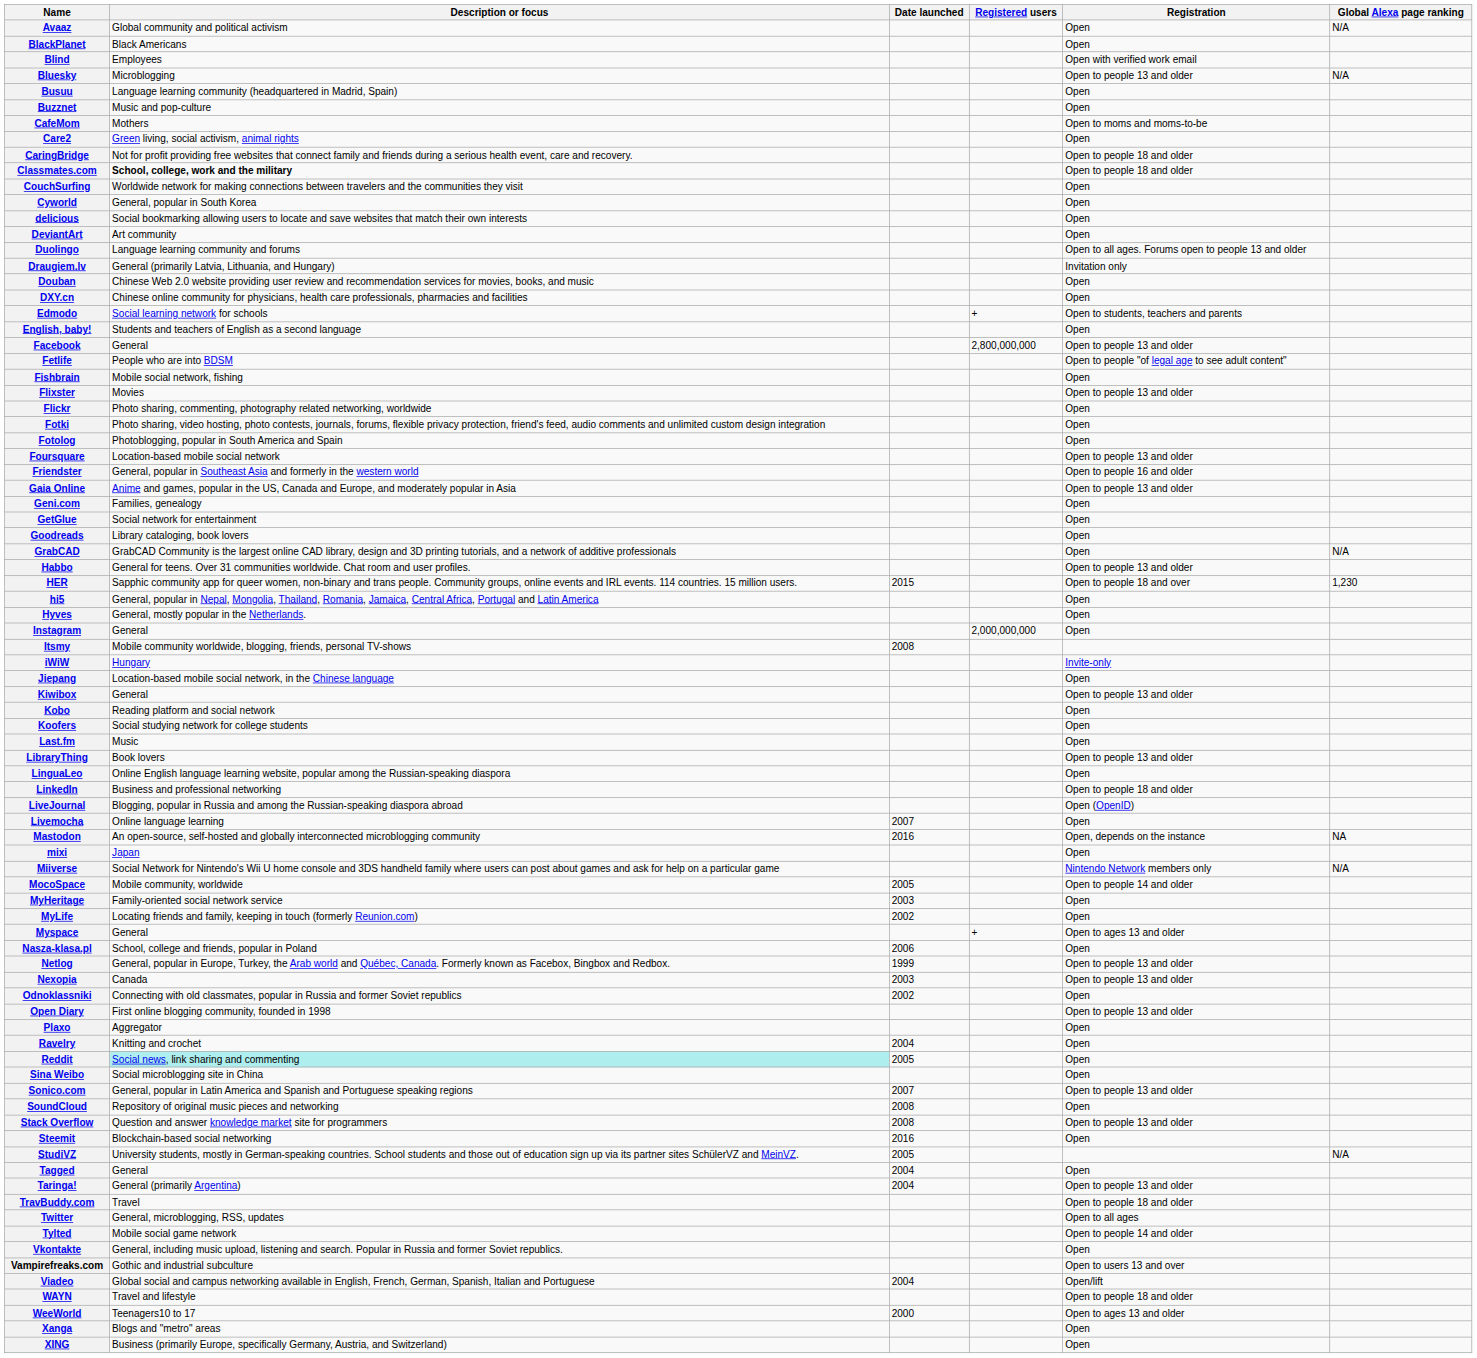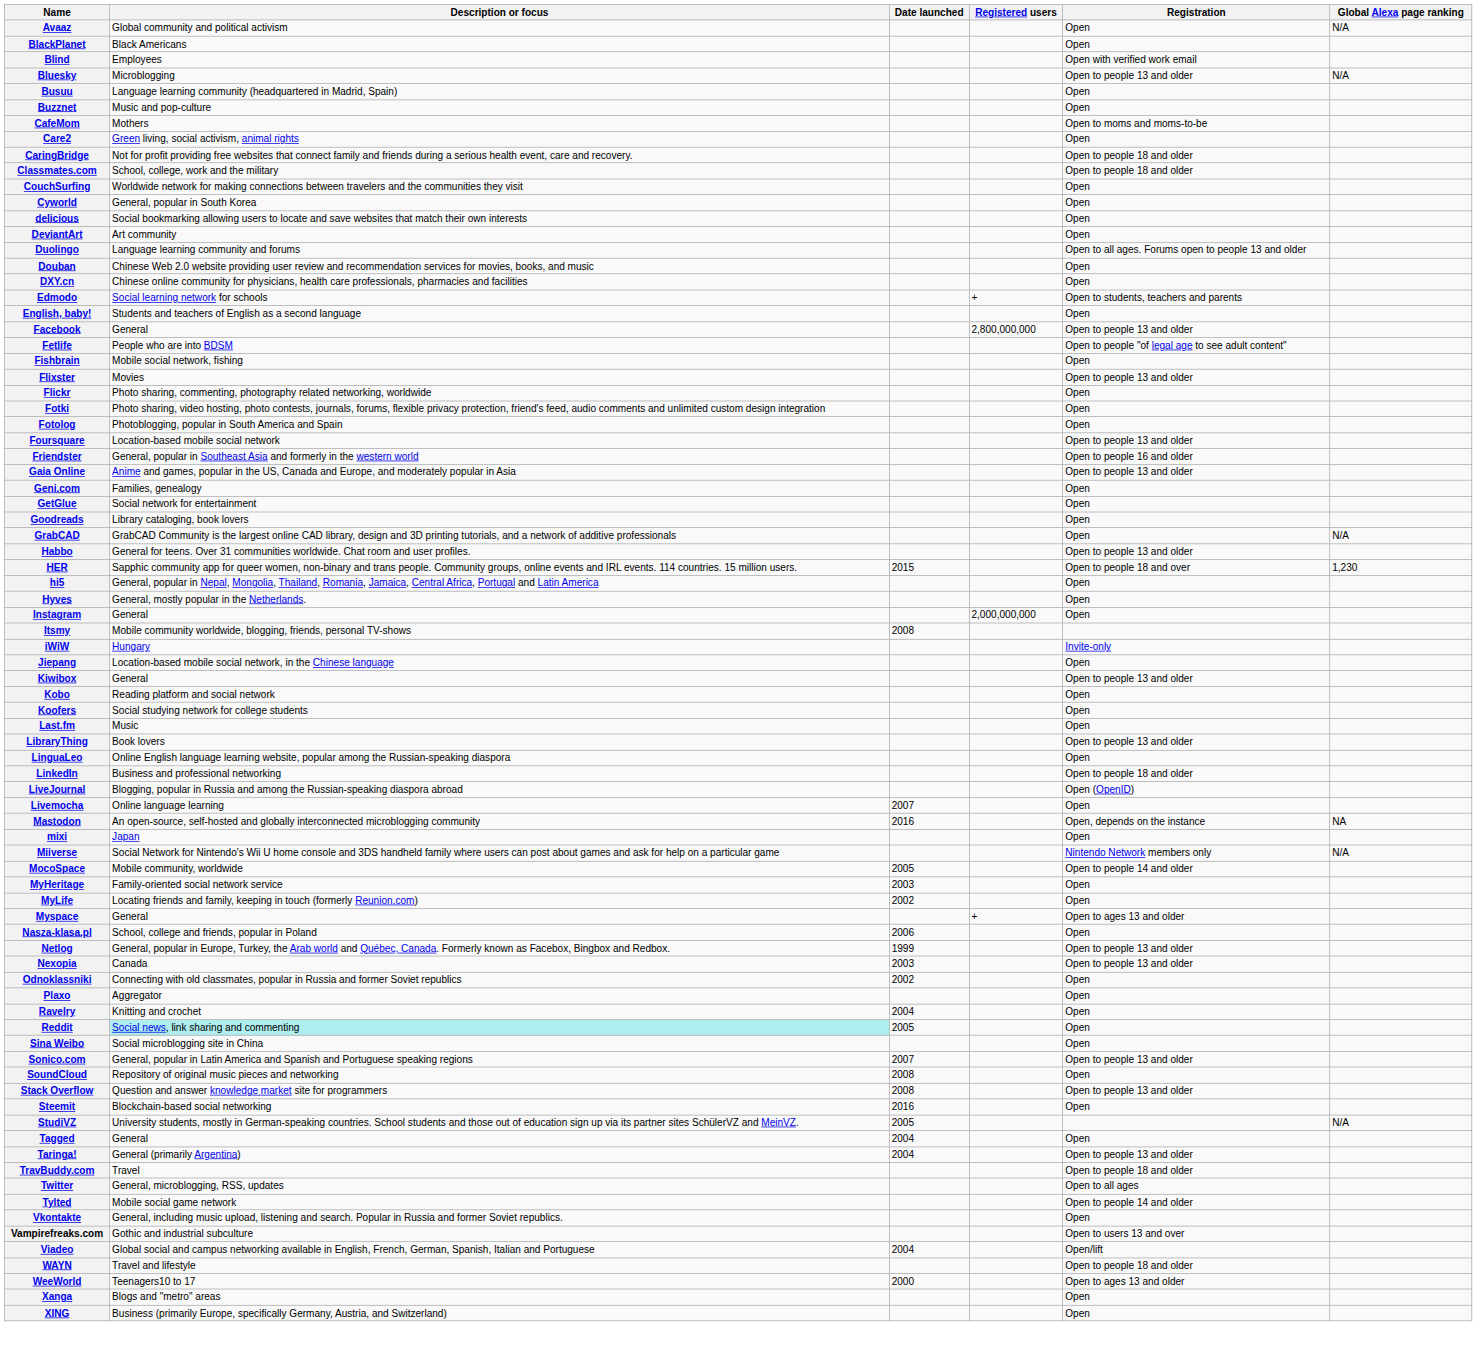(202, 171) bold -> (195, 171) normal
- row: (57, 266)
- row: (57, 1011)
